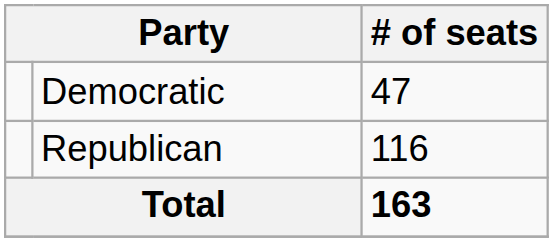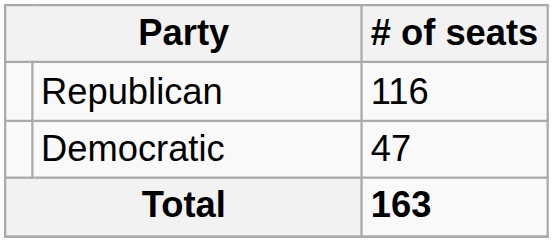rows swapped: (132, 148) <-> (133, 90)
